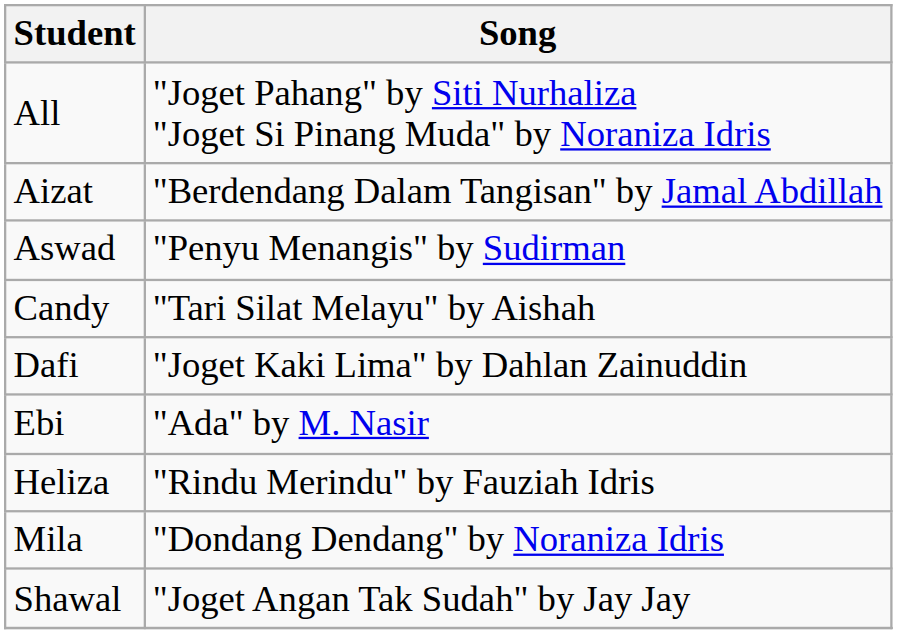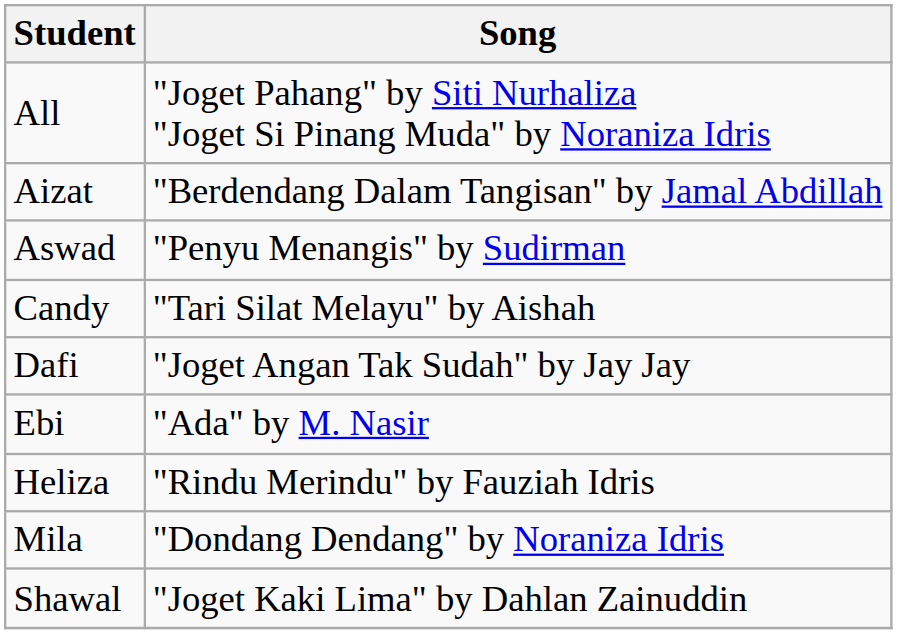(450, 365) "Joget Kaki Lima" by Dahlan Zainuddin -> (421, 365) "Joget Angan Tak Sudah" by Jay Jay
(421, 597) "Joget Angan Tak Sudah" by Jay Jay -> (450, 597) "Joget Kaki Lima" by Dahlan Zainuddin
